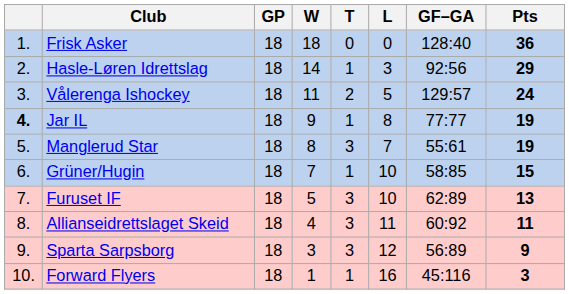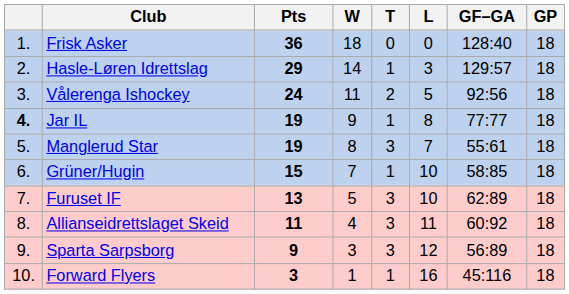columns swapped: (273, 17) <-> (525, 17)
(446, 69) 92:56 -> (487, 69) 129:57
(446, 95) 129:57 -> (487, 95) 92:56
